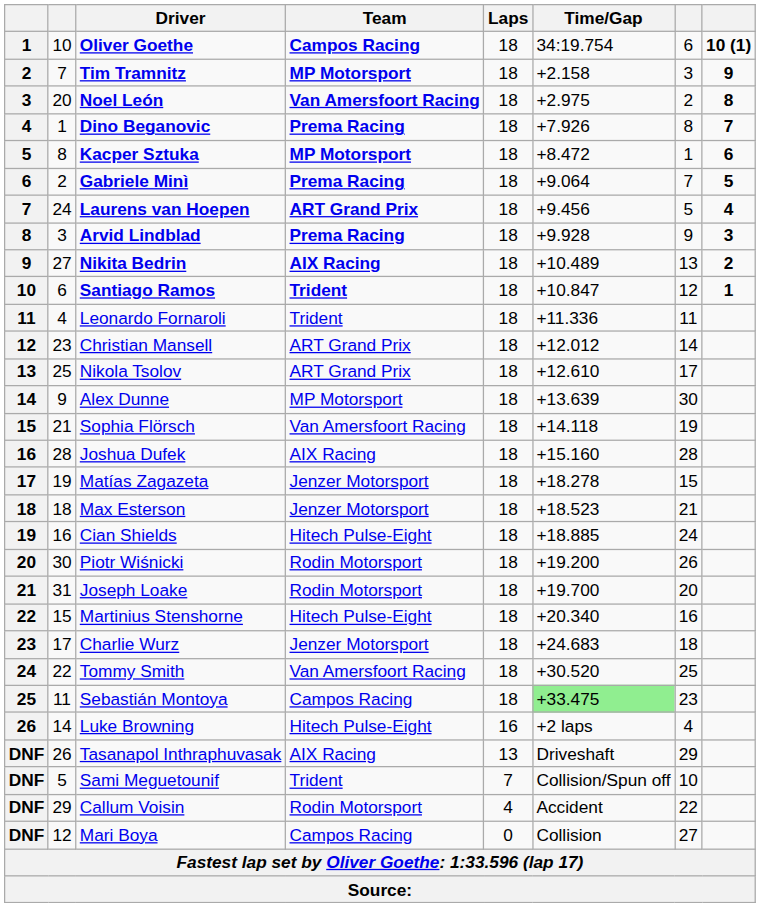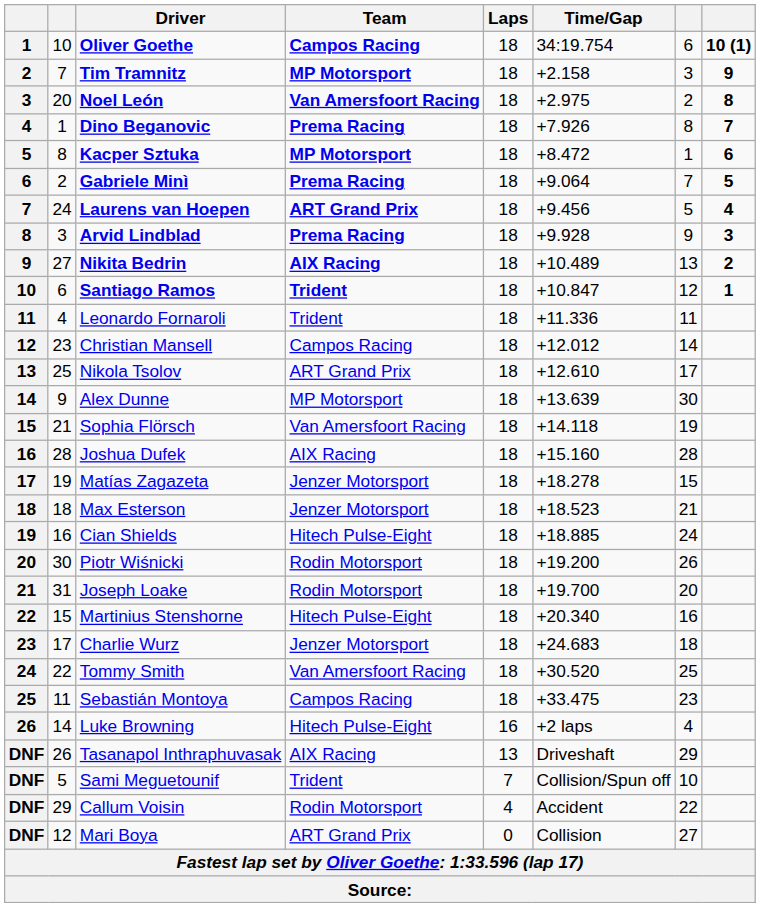(350, 345) ART Grand Prix -> (351, 345) Campos Racing
(568, 698) lightgreen background -> (568, 698) no background
(351, 835) Campos Racing -> (350, 835) ART Grand Prix
